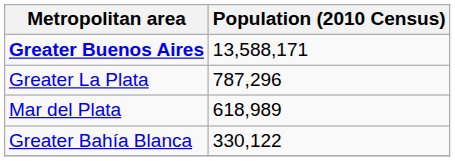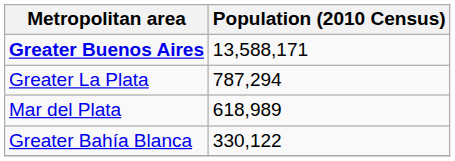(247, 79) 787,296 -> (247, 79) 787,294
